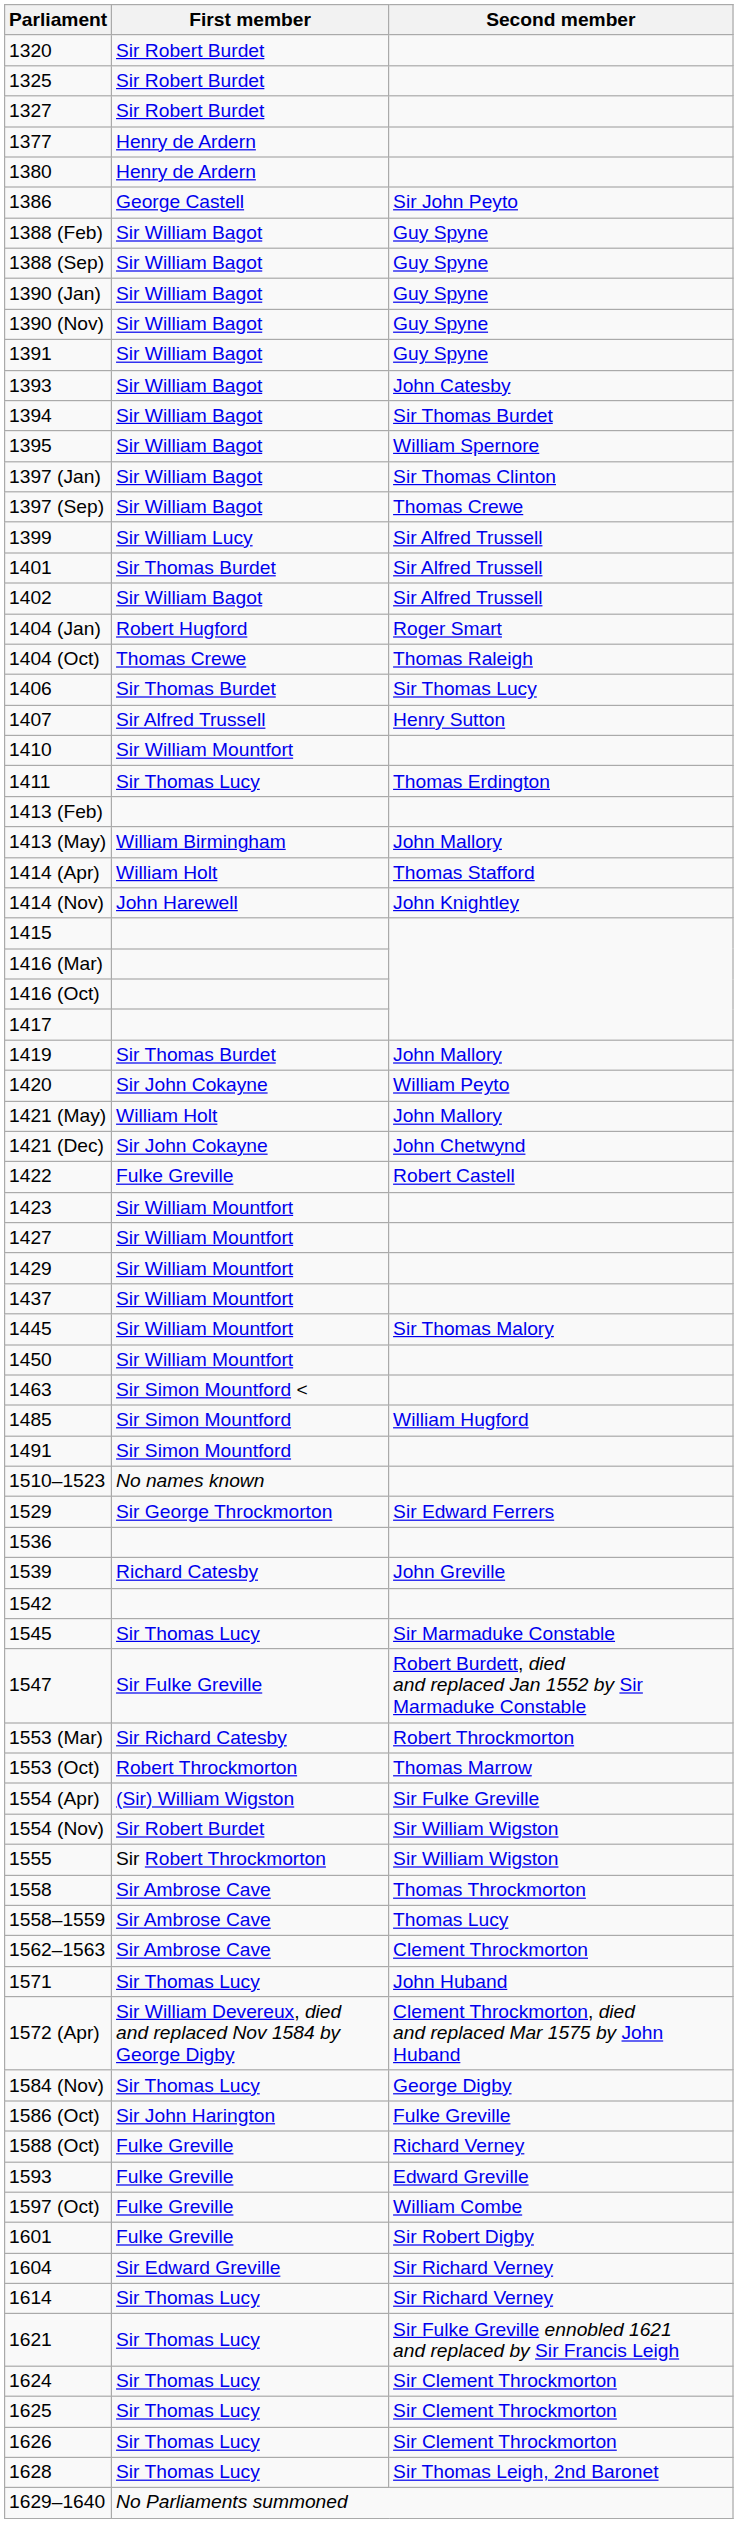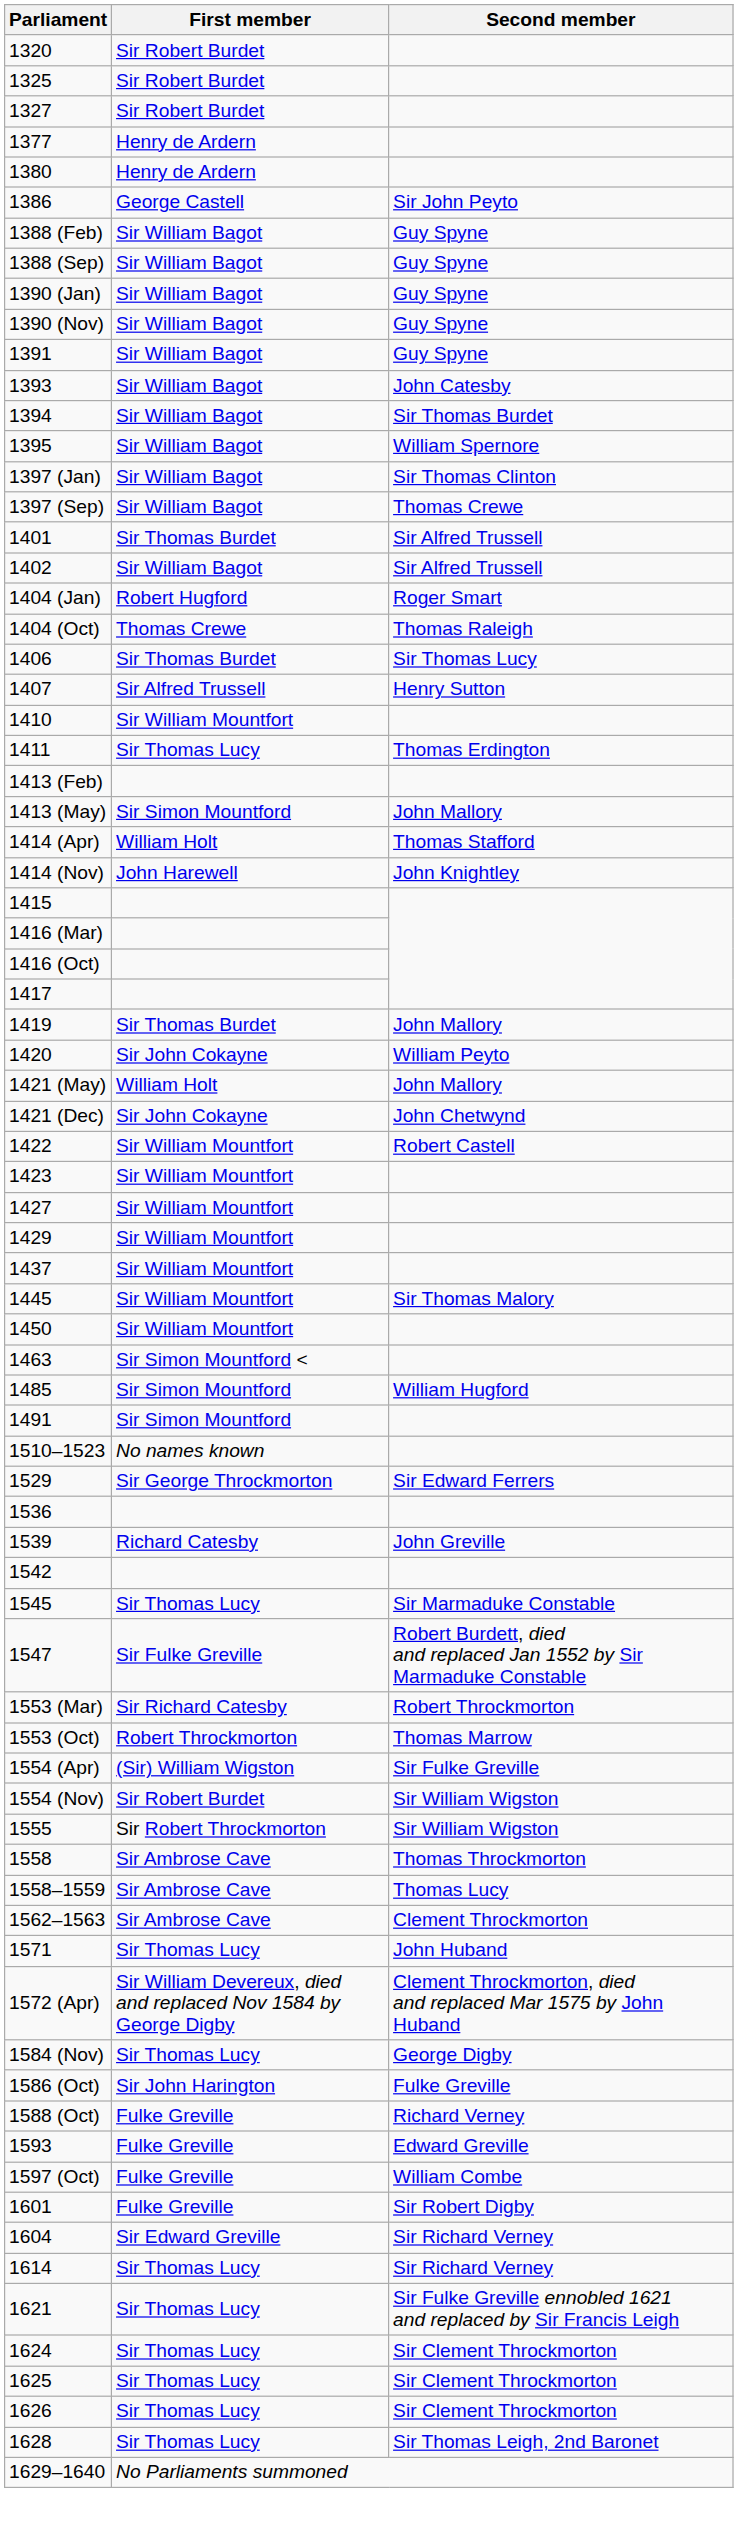- row: (30, 537)
(201, 841) William Birmingham -> (204, 811) Sir Simon Mountford
(175, 1176) Fulke Greville -> (205, 1146) Sir William Mountfort
